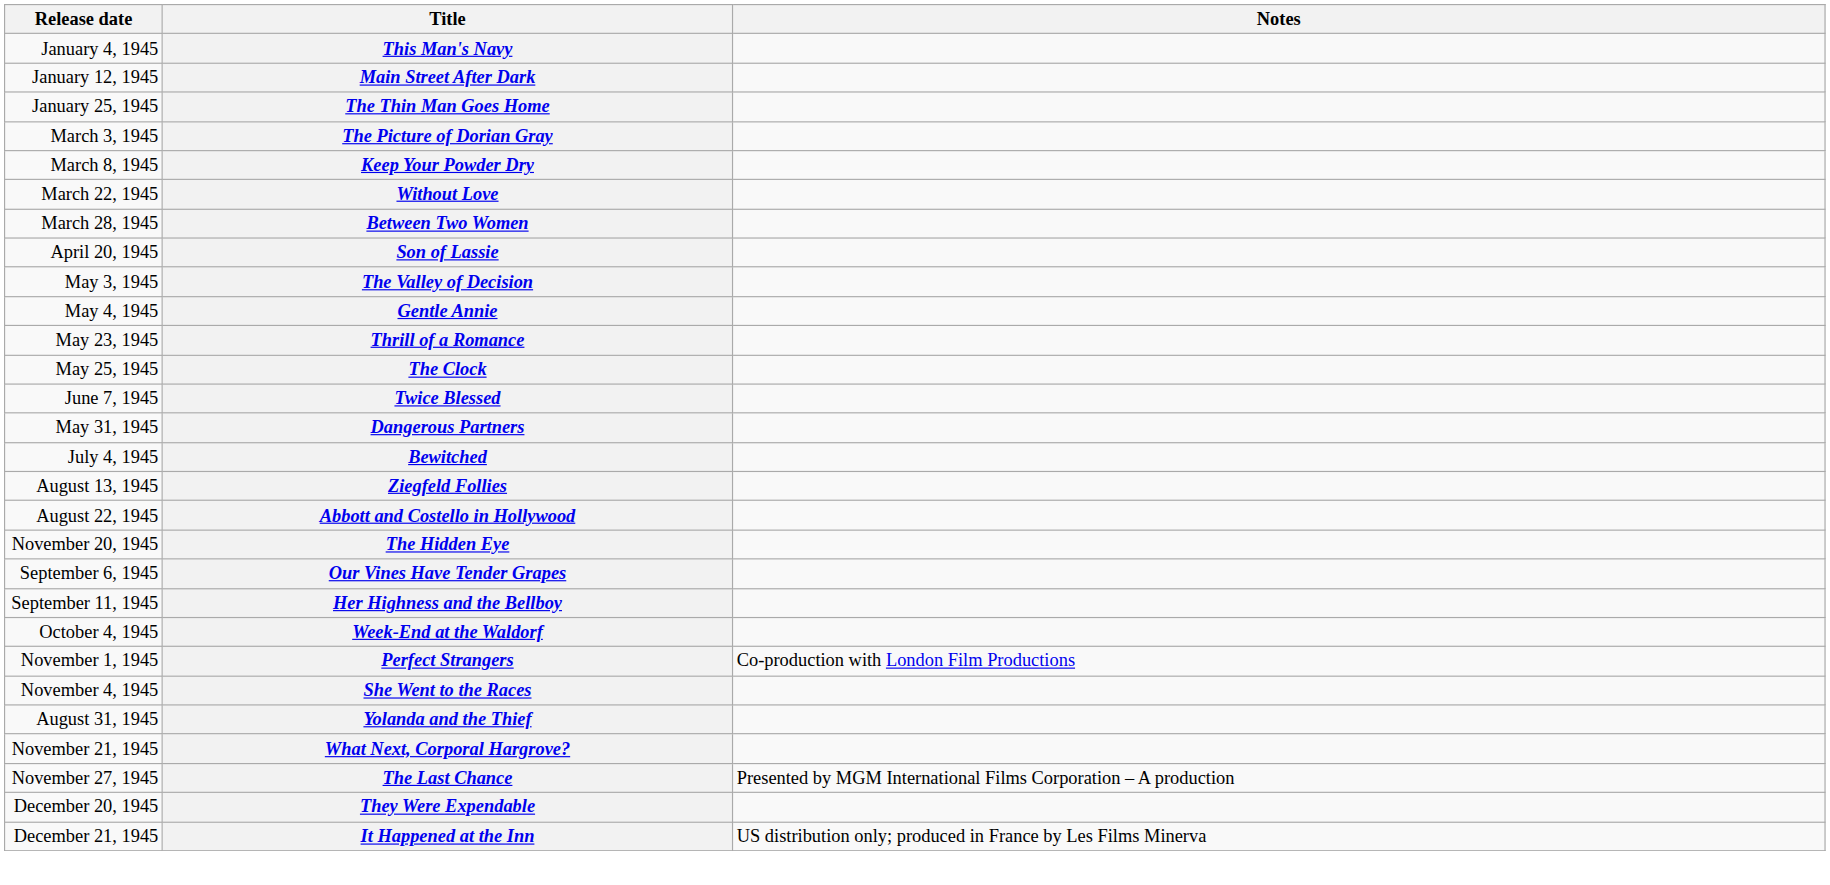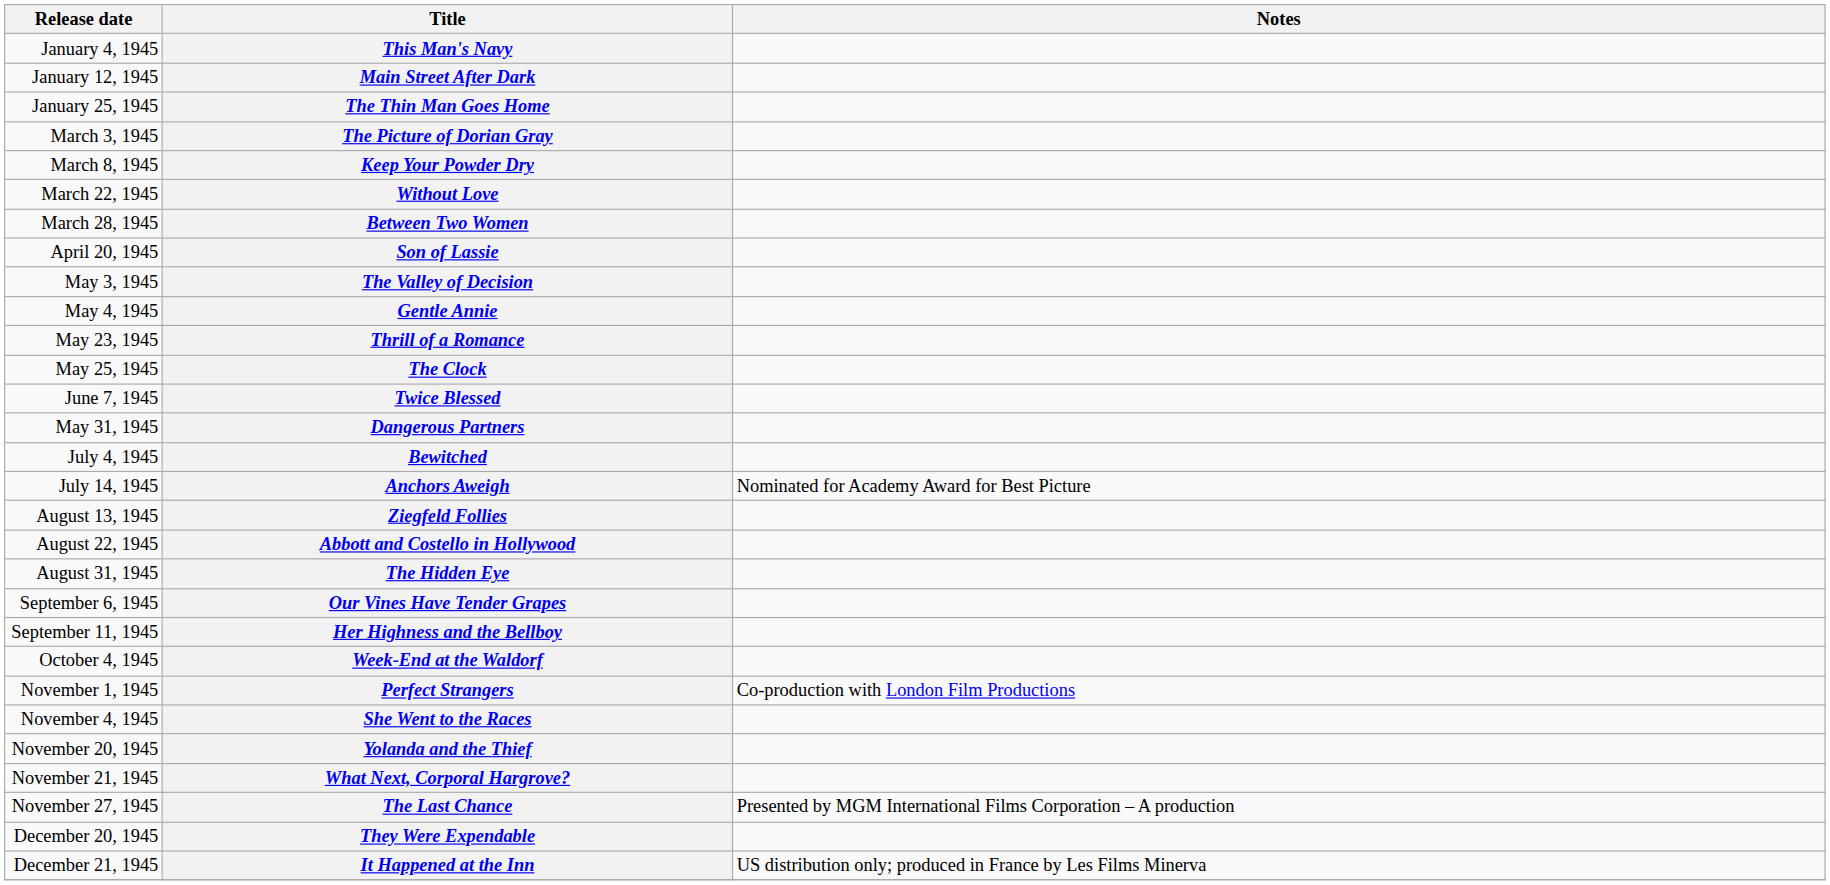+ row: (448, 485)
(85, 544) November 20, 1945 -> (97, 573) August 31, 1945
(97, 719) August 31, 1945 -> (85, 748) November 20, 1945
